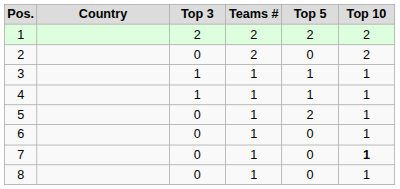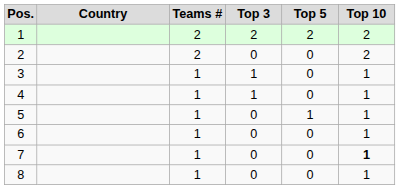columns swapped: (254, 14) <-> (197, 14)
(310, 74) 1 -> (310, 74) 0
(310, 94) 1 -> (310, 94) 0
(310, 114) 2 -> (310, 114) 1
